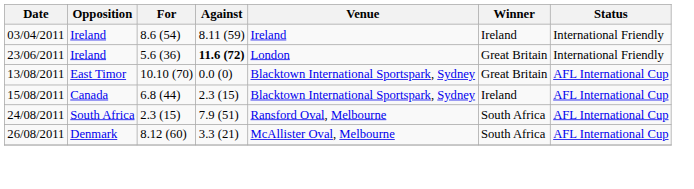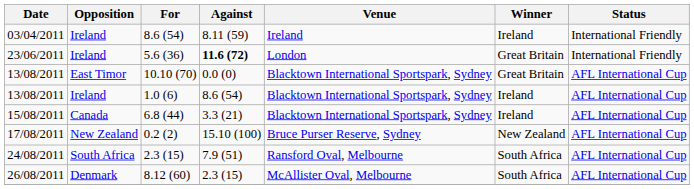+ row: (161, 94)
(219, 94) 2.3 (15) -> (222, 114) 3.3 (21)
+ row: (161, 134)
(219, 134) 3.3 (21) -> (222, 174) 2.3 (15)
